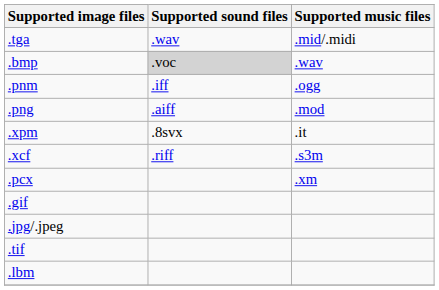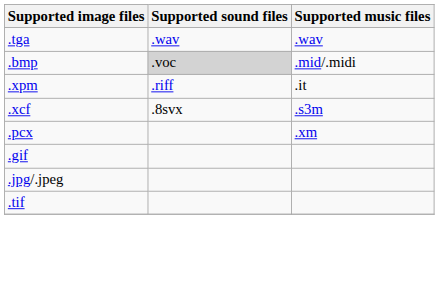(325, 39) .mid/.midi -> (309, 39) .wav
(309, 62) .wav -> (325, 62) .mid/.midi
- row: (23, 86)
- row: (21, 109)
(167, 132) .8svx -> (162, 86) .riff
(162, 156) .riff -> (167, 109) .8svx
- row: (21, 272)
